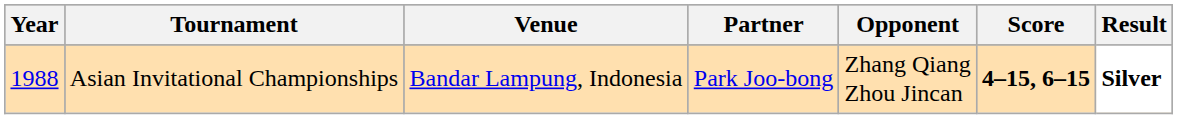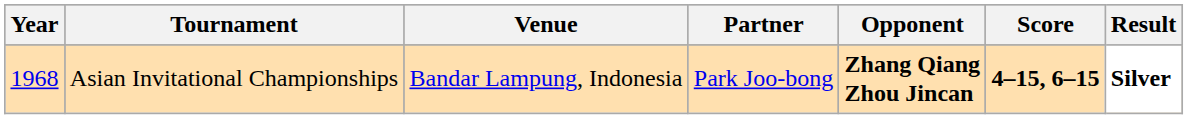(35, 78) 1988 -> (35, 78) 1968
(908, 78) normal -> (912, 78) bold
